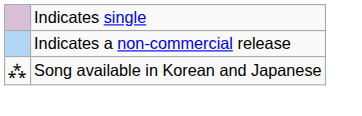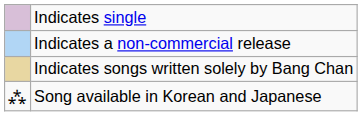+ row: (194, 69)
